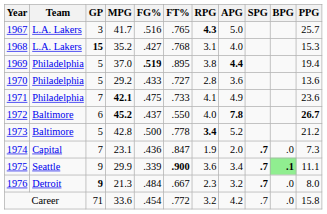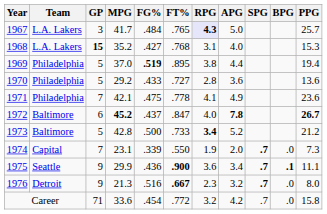(152, 30) .516 -> (152, 30) .484
(210, 30) no background -> (210, 30) lavender background
(236, 64) bold -> (236, 64) normal
(123, 98) bold -> (123, 98) normal
(181, 98) .733 -> (181, 98) .778
(181, 115) .550 -> (181, 115) .847
(181, 132) .778 -> (181, 132) .733
(152, 149) .436 -> (152, 149) .339
(181, 149) .847 -> (181, 149) .550
(152, 166) .339 -> (152, 166) .436
(290, 166) lightgreen background -> (290, 166) no background
(100, 183) bold -> (100, 183) normal
(152, 183) .484 -> (152, 183) .516
(181, 183) normal -> (181, 183) bold
